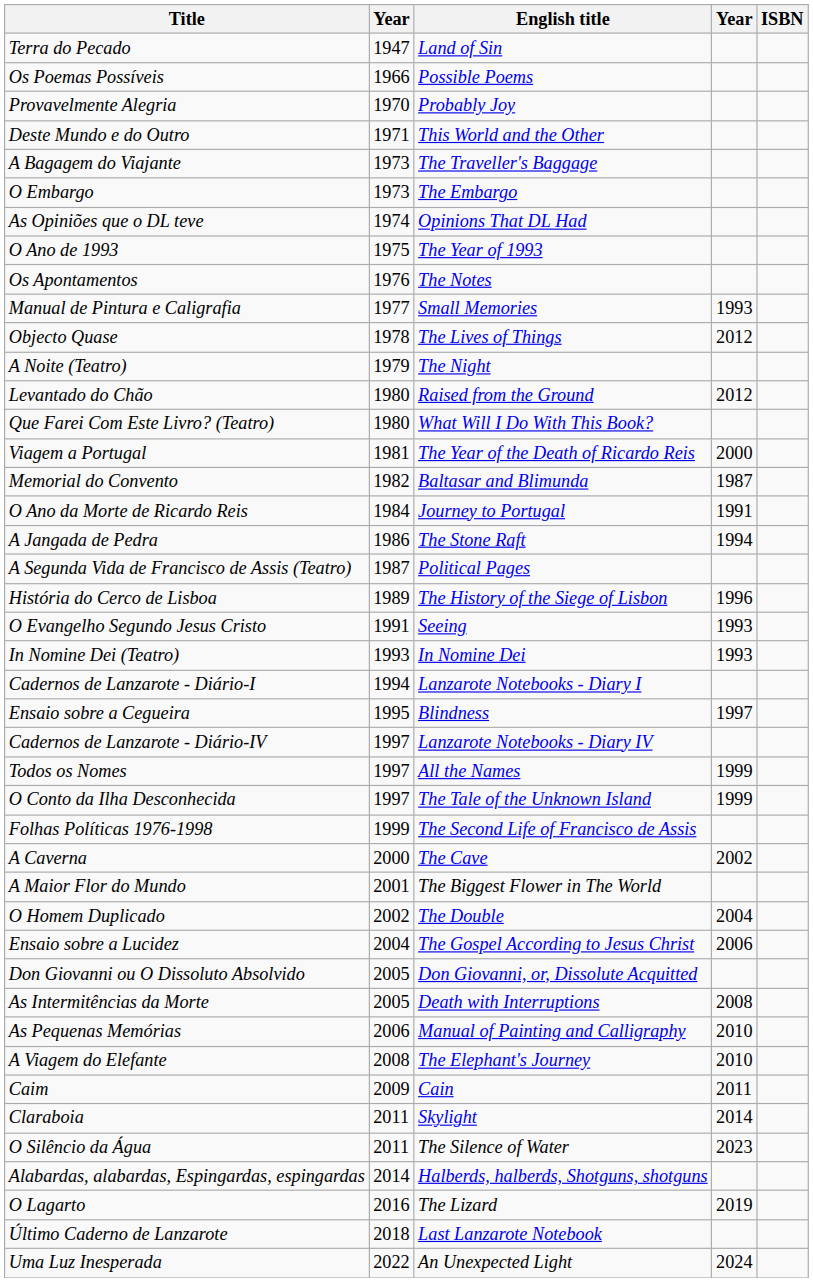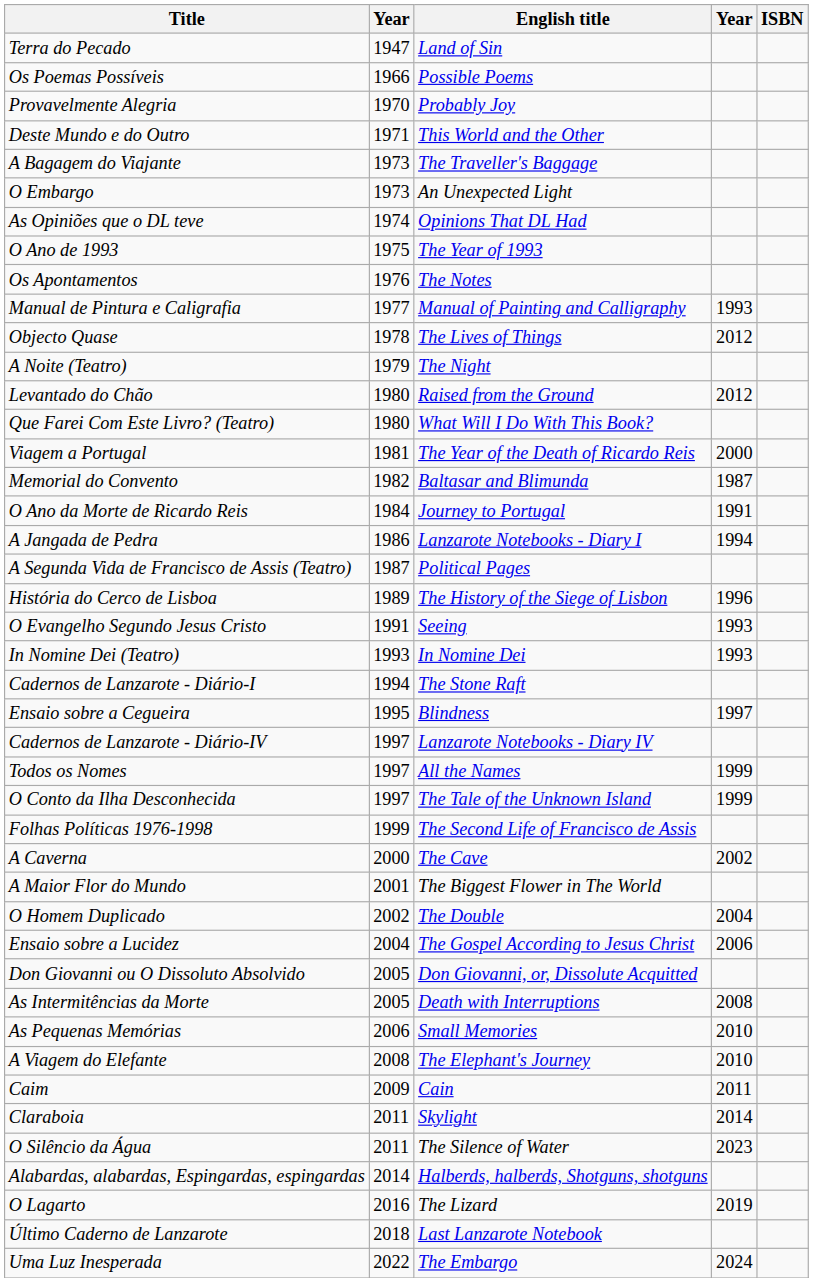(468, 192) The Embargo -> (495, 192) An Unexpected Light
(478, 308) Small Memories -> (552, 308) Manual of Painting and Calligraphy
(472, 539) The Stone Raft -> (530, 539) Lanzarote Notebooks - Diary I
(530, 684) Lanzarote Notebooks - Diary I -> (472, 684) The Stone Raft
(552, 1031) Manual of Painting and Calligraphy -> (478, 1031) Small Memories
(495, 1262) An Unexpected Light -> (468, 1262) The Embargo
